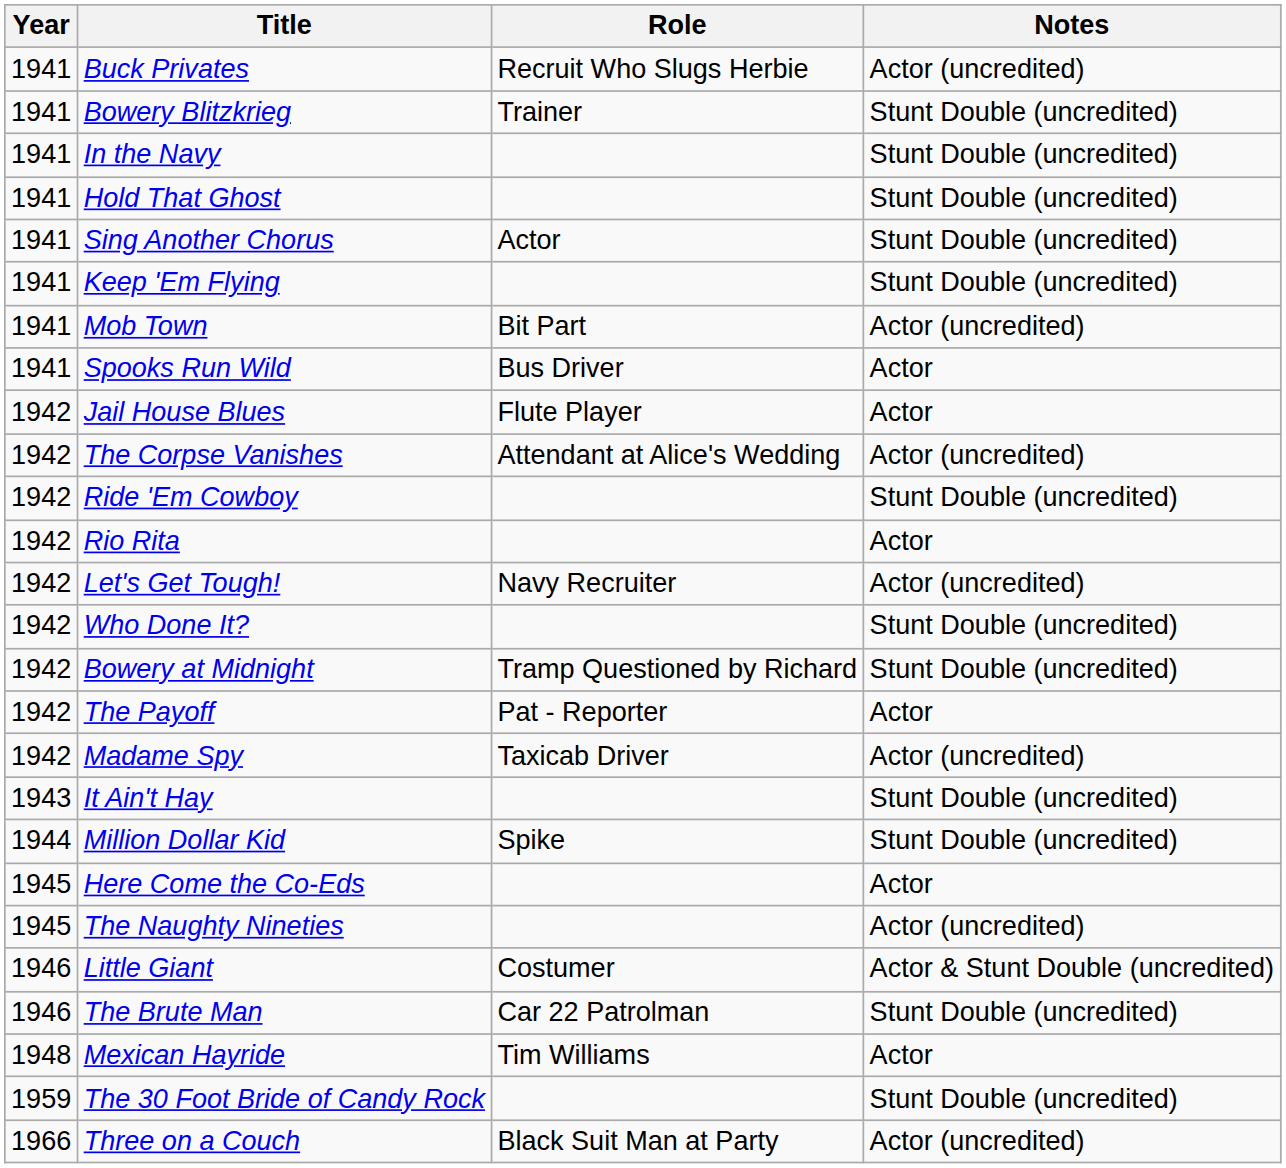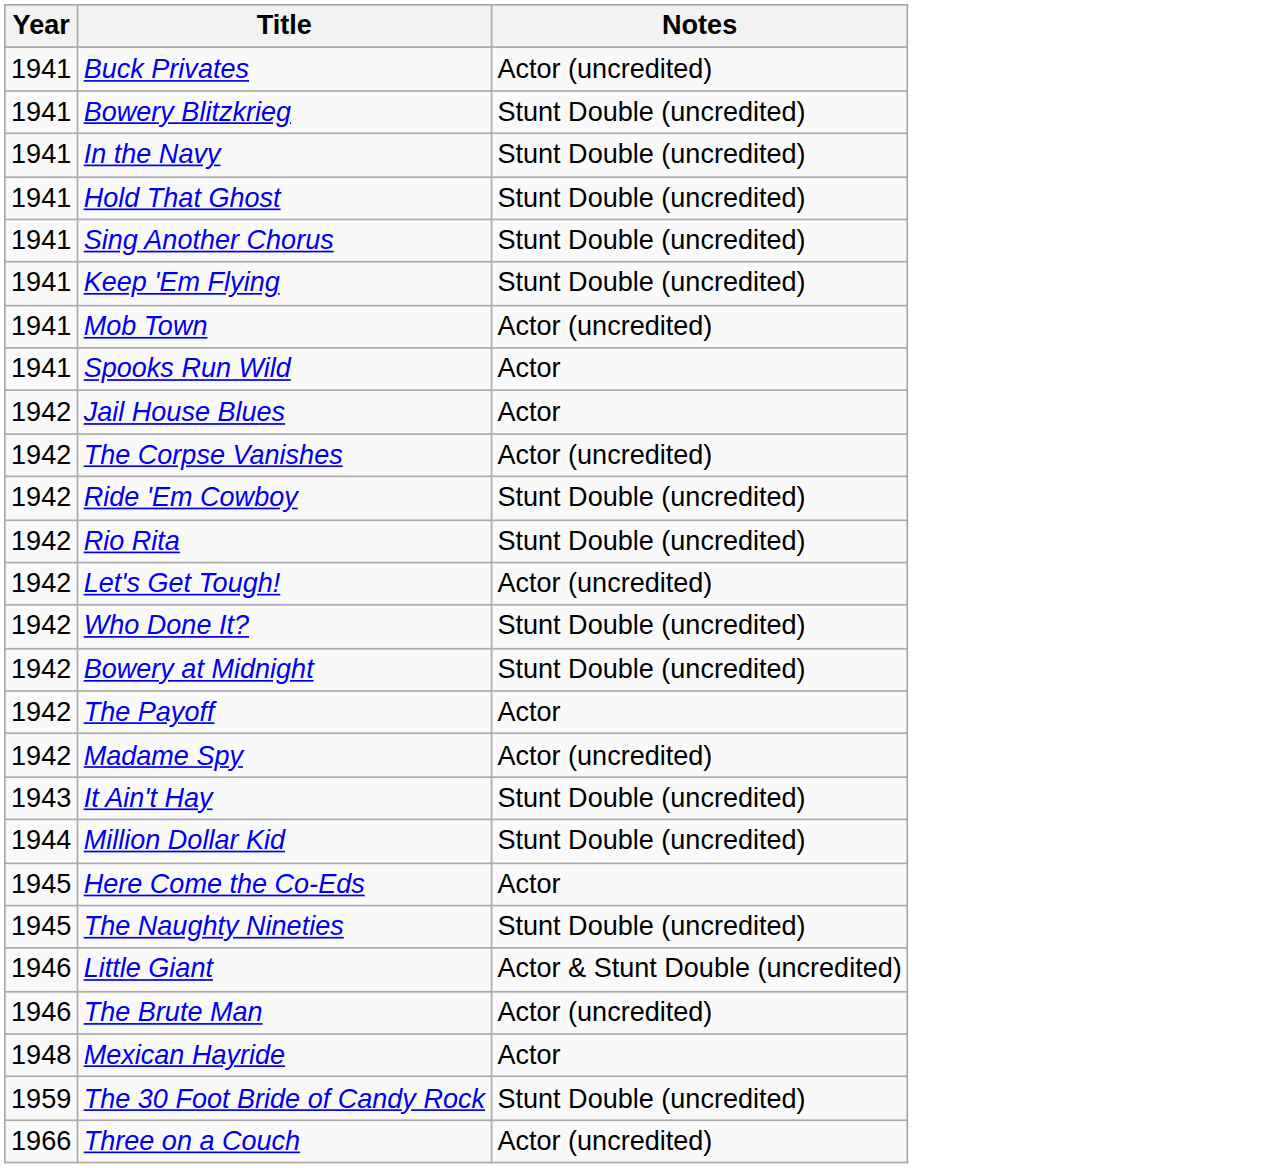- column: (677, 25)
(901, 540) Actor -> (652, 540) Stunt Double (uncredited)
(977, 926) Actor (uncredited) -> (652, 926) Stunt Double (uncredited)
(1024, 1012) Stunt Double (uncredited) -> (605, 1012) Actor (uncredited)
